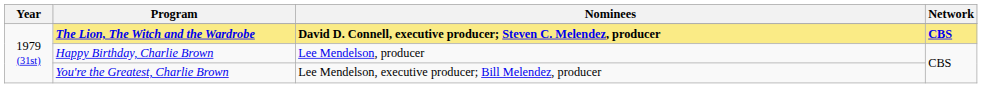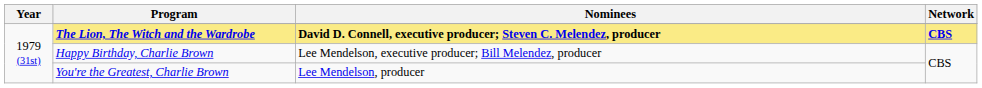(361, 53) Lee Mendelson, producer -> (450, 53) Lee Mendelson, executive producer; Bill Melendez, producer
(450, 72) Lee Mendelson, executive producer; Bill Melendez, producer -> (361, 72) Lee Mendelson, producer
